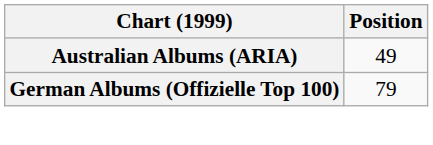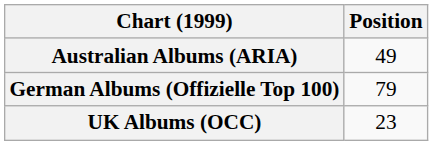+ row: (174, 122)
